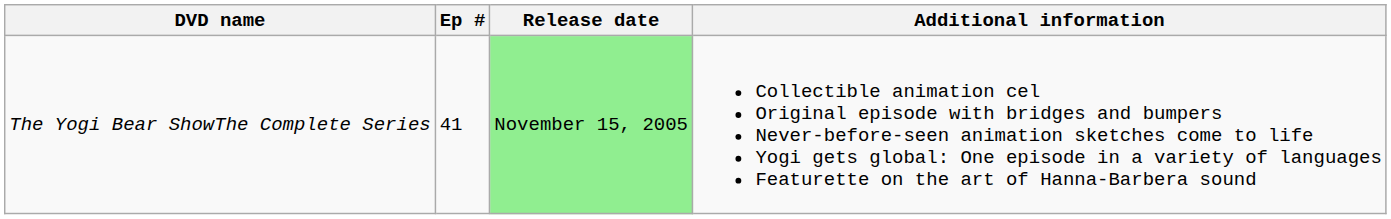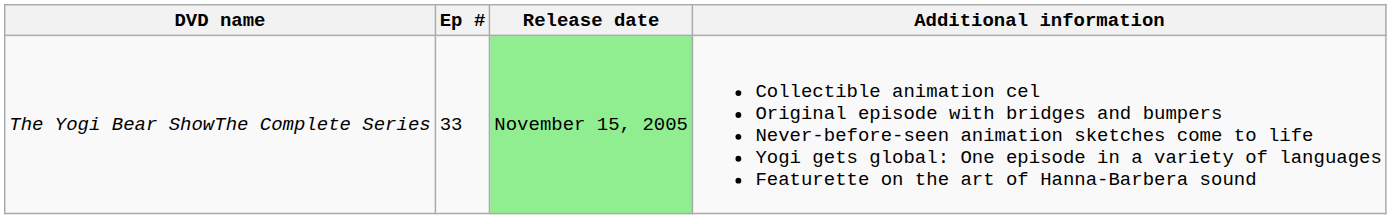(451, 125) 41 -> (451, 125) 33
